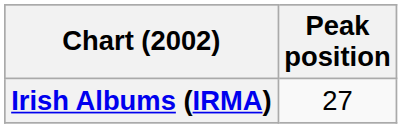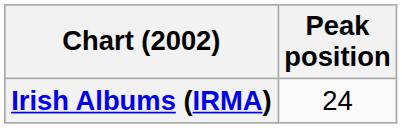(337, 100) 27 -> (337, 100) 24
